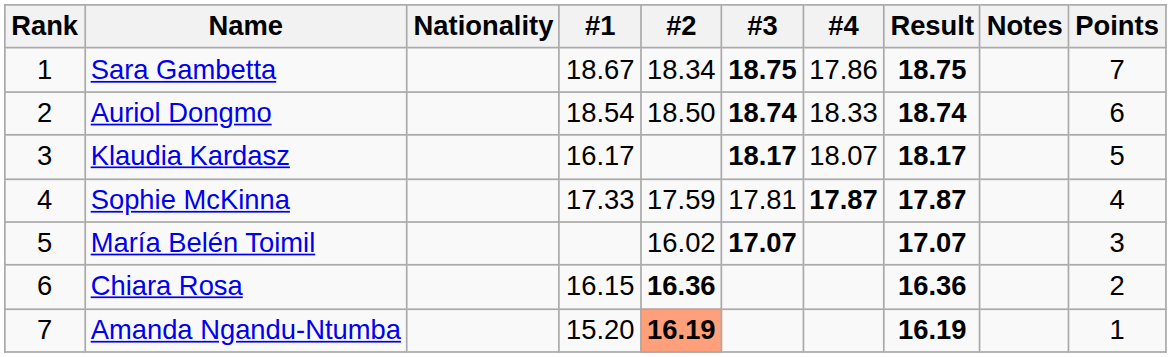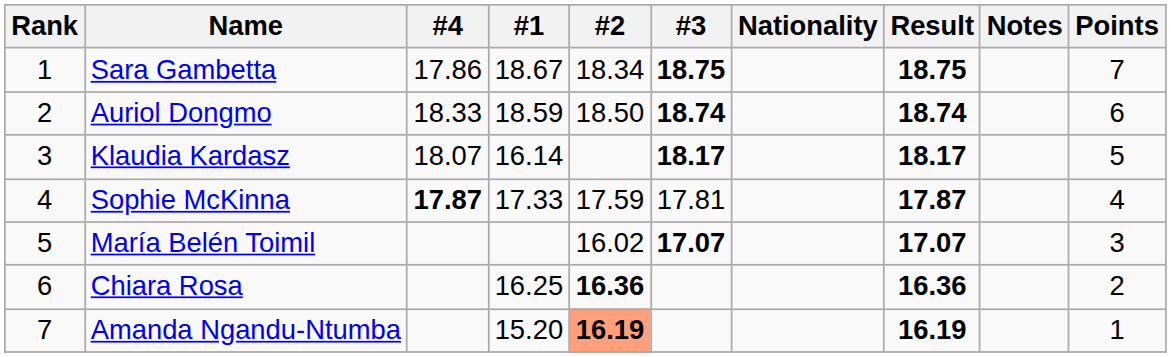columns swapped: (483, 26) <-> (844, 26)
(600, 112) 18.54 -> (529, 112) 18.59
(600, 156) 16.17 -> (529, 156) 16.14
(600, 286) 16.15 -> (529, 286) 16.25
